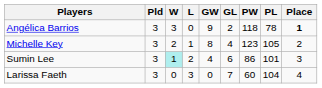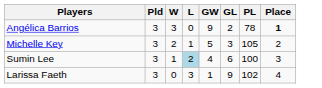- column: (250, 12)
(210, 43) 8 -> (210, 43) 5
(230, 43) 4 -> (230, 43) 3
(174, 59) paleturquoise background -> (174, 59) no background
(191, 59) no background -> (191, 59) lightblue background
(271, 59) 101 -> (250, 59) 100
(210, 75) 0 -> (210, 75) 1
(230, 75) 7 -> (230, 75) 9
(271, 75) 104 -> (250, 75) 102
